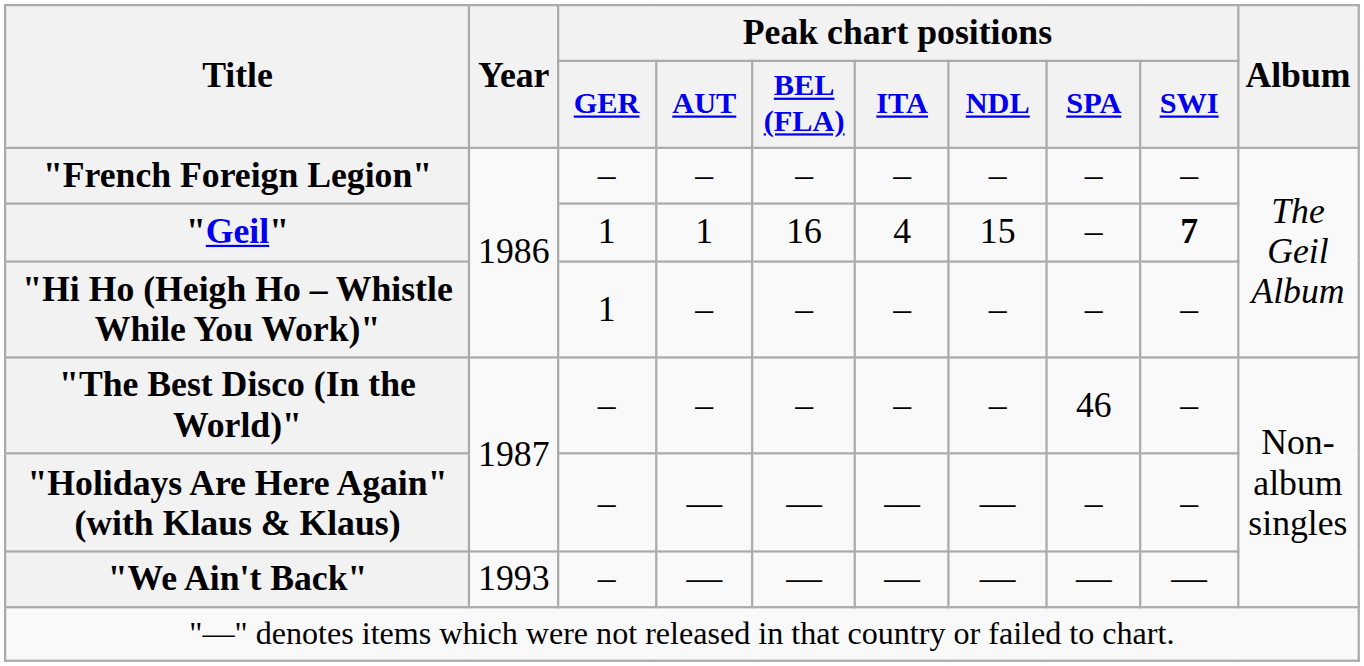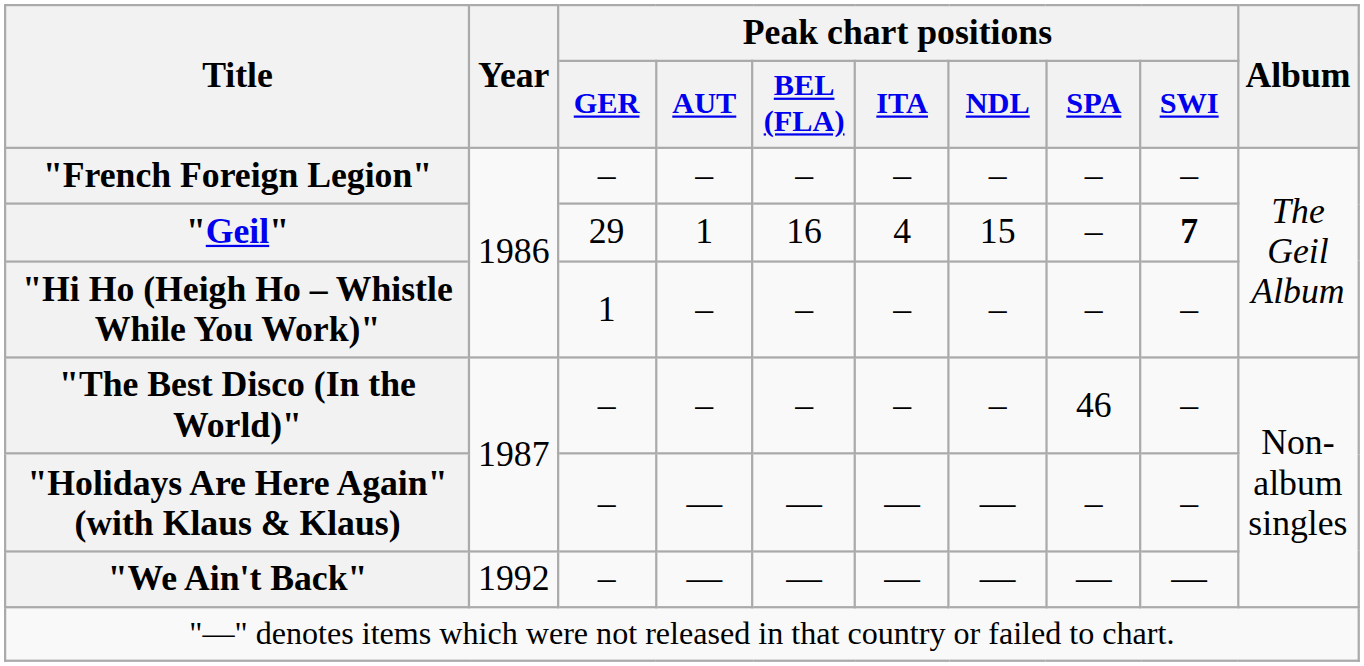(607, 231) 1 -> (607, 231) 29
(514, 578) 1993 -> (514, 578) 1992
